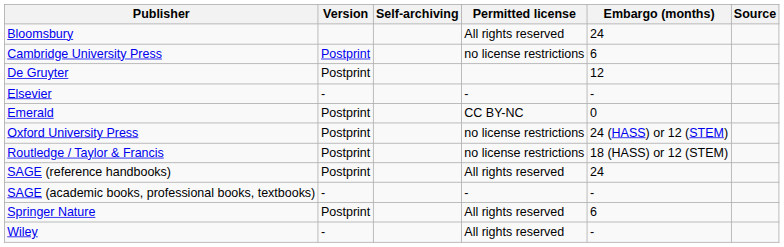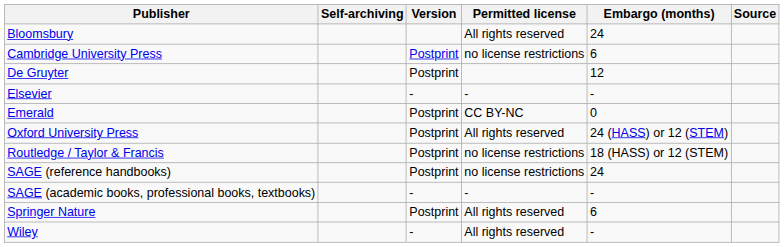columns swapped: (417, 14) <-> (346, 14)
(524, 133) no license restrictions -> (514, 133) All rights reserved
(514, 172) All rights reserved -> (524, 172) no license restrictions
